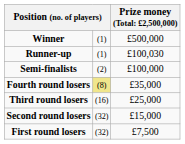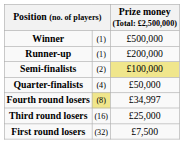(145, 54) £100,030 -> (145, 54) £200,000
(145, 69) no background -> (145, 69) khaki background
+ row: (48, 85)
(145, 85) £35,000 -> (145, 100) £34,997
- row: (48, 116)
